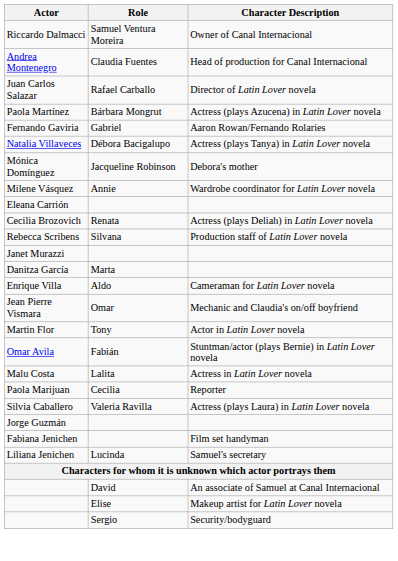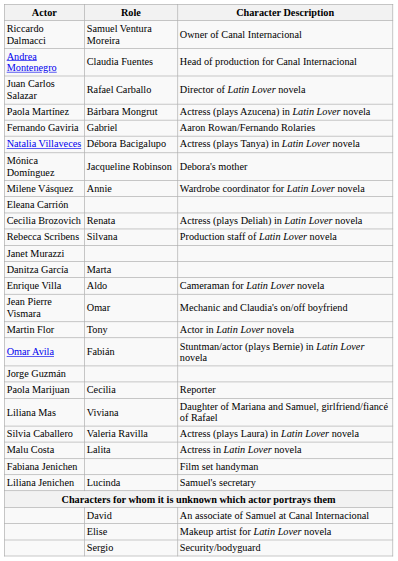rows swapped: (36, 422) <-> (30, 374)
+ row: (31, 412)
